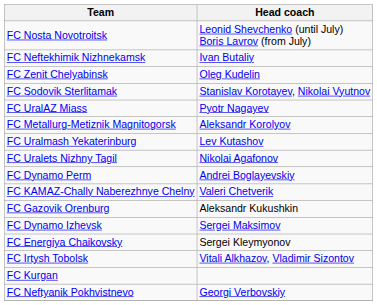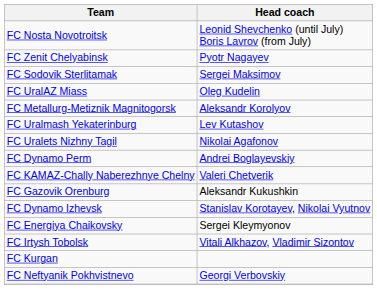- row: (76, 58)
(230, 74) Oleg Kudelin -> (234, 58) Pyotr Nagayev
(285, 91) Stanislav Korotayev, Nikolai Vyutnov -> (240, 74) Sergei Maksimov
(234, 108) Pyotr Nagayev -> (230, 91) Oleg Kudelin
(240, 225) Sergei Maksimov -> (285, 208) Stanislav Korotayev, Nikolai Vyutnov
